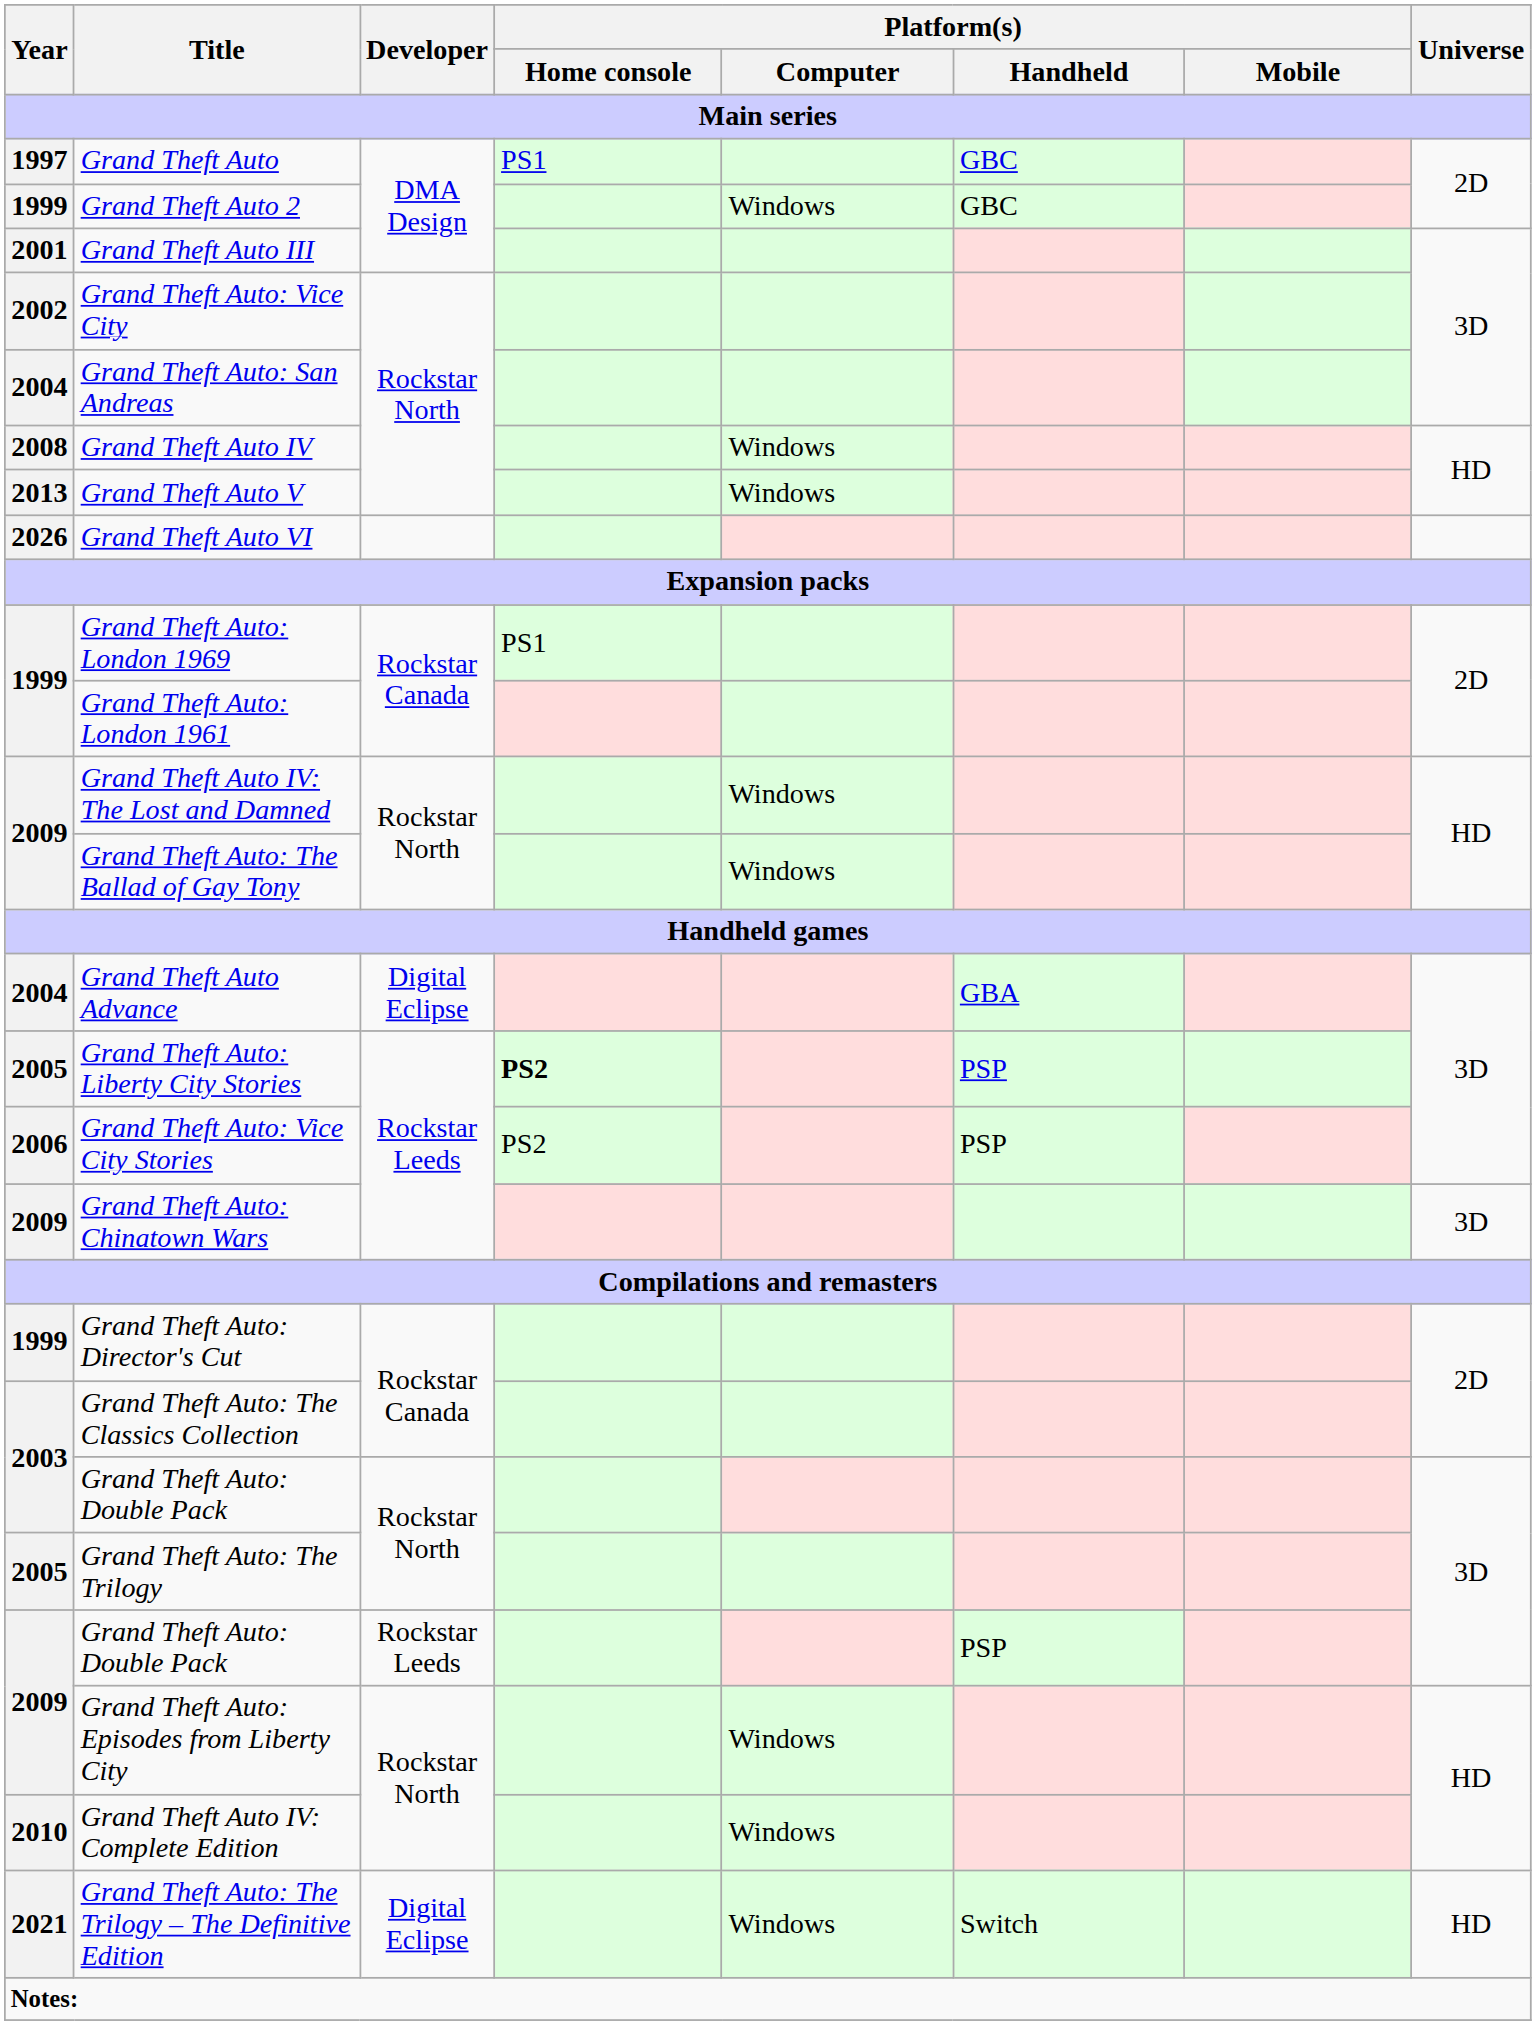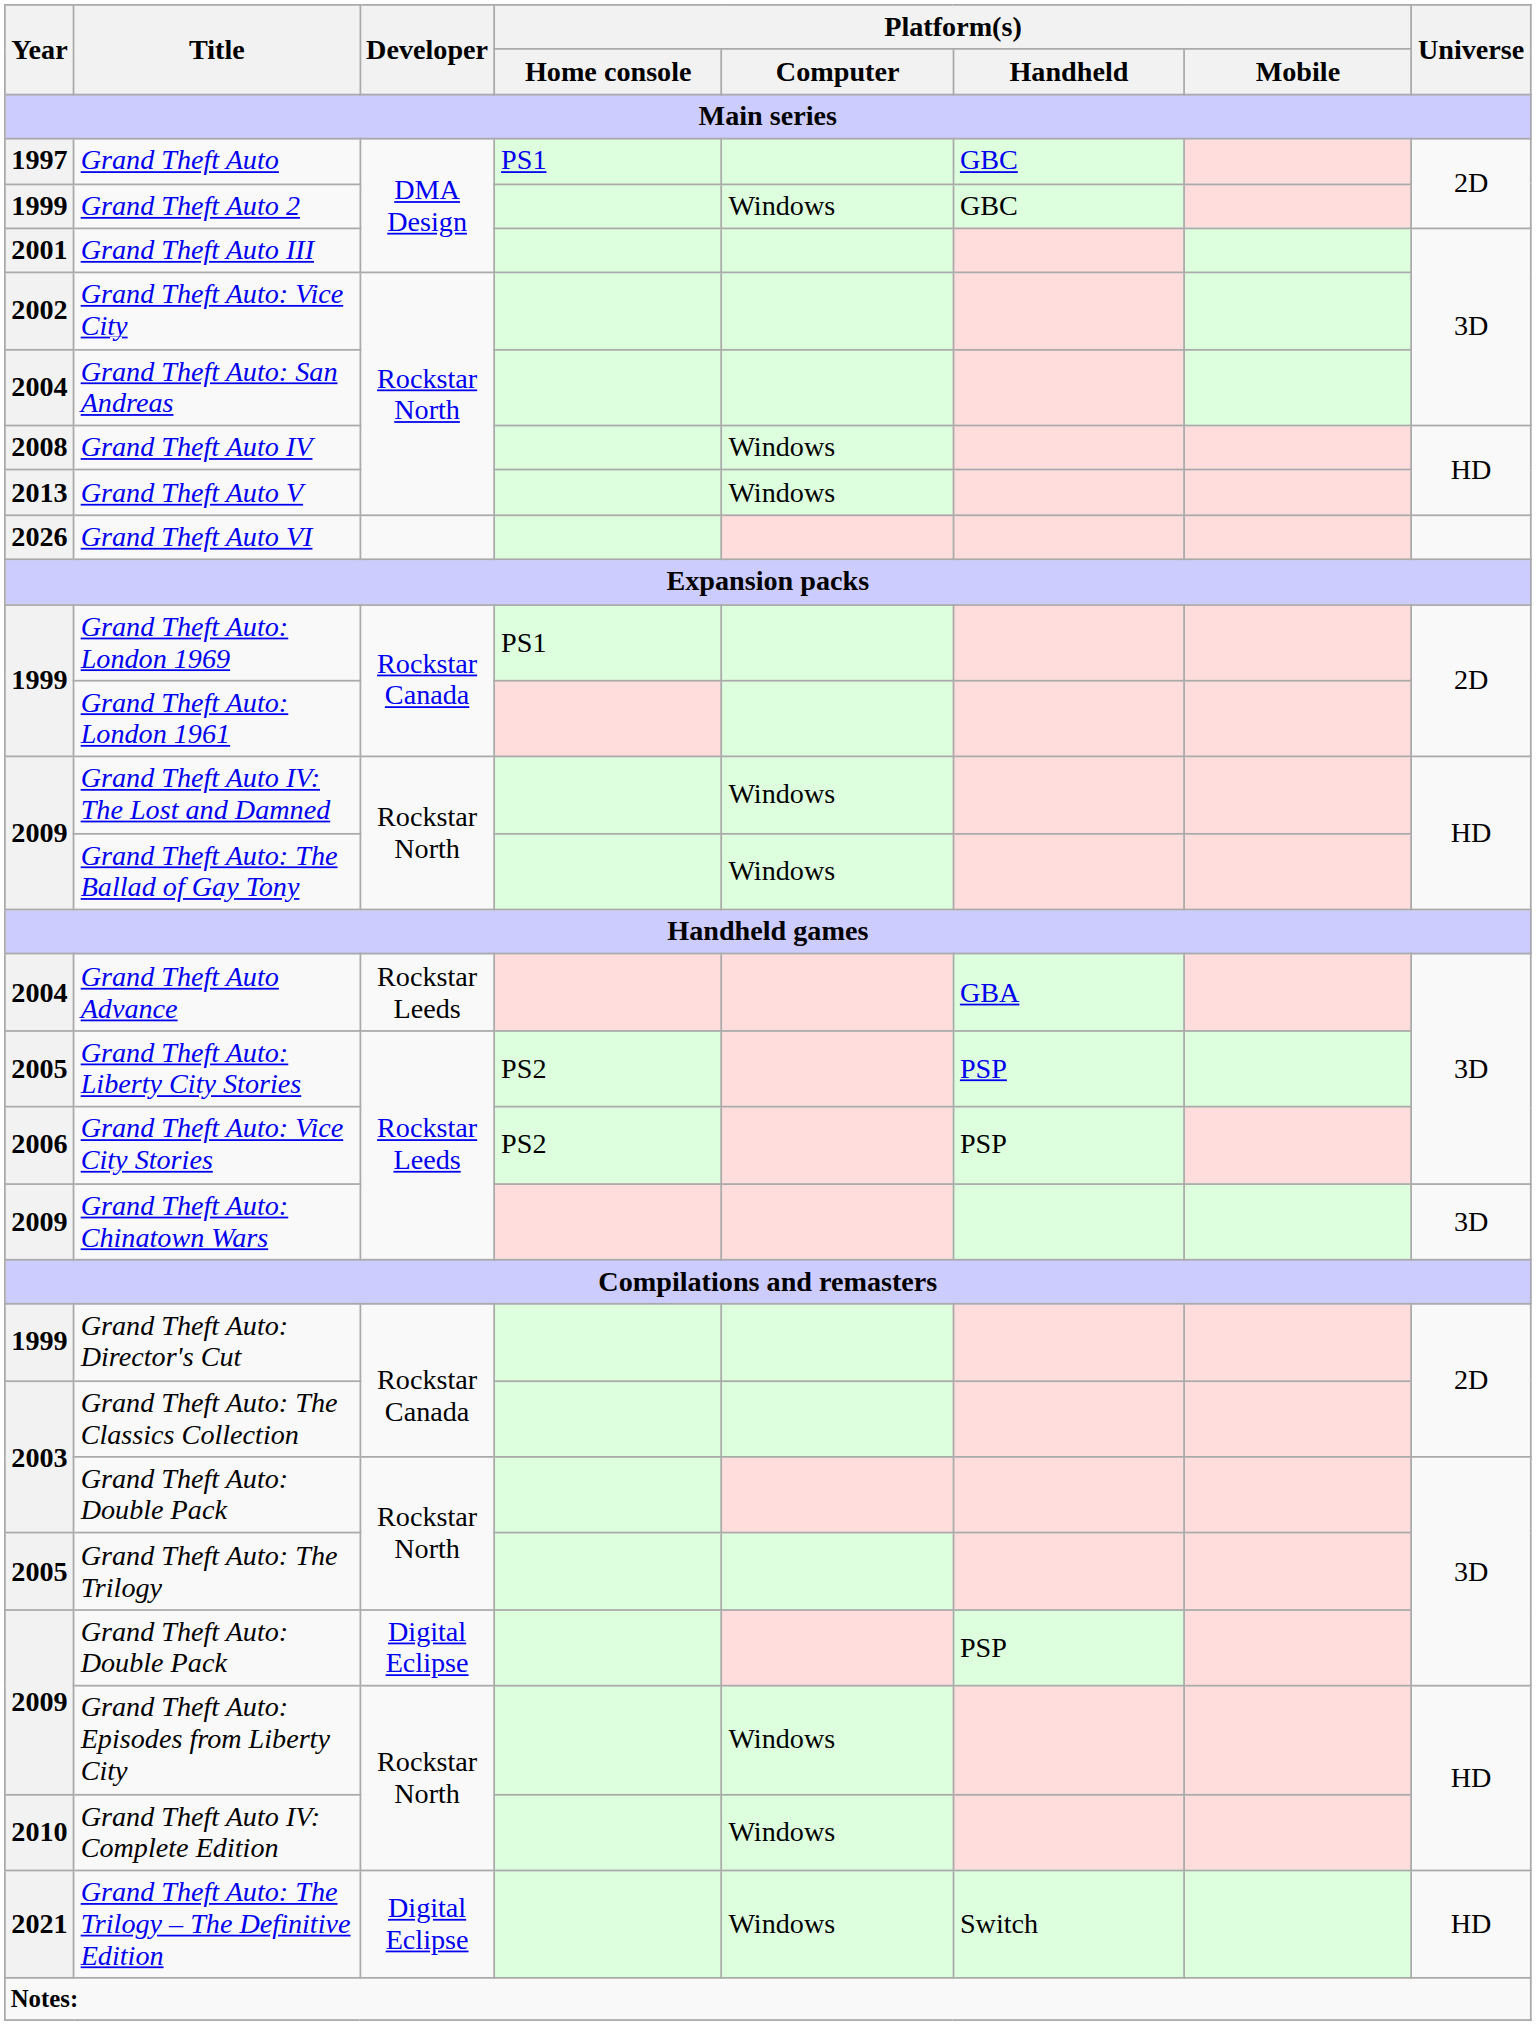(427, 991) Digital Eclipse -> (427, 991) Rockstar Leeds
(525, 1068) bold -> (524, 1068) normal
(427, 1647) Rockstar Leeds -> (427, 1647) Digital Eclipse
